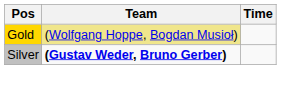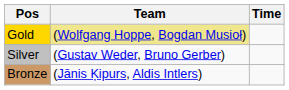(136, 54) bold -> (139, 54) normal
+ row: (27, 74)
